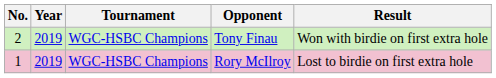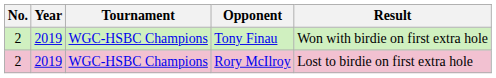(18, 61) 1 -> (18, 61) 2
